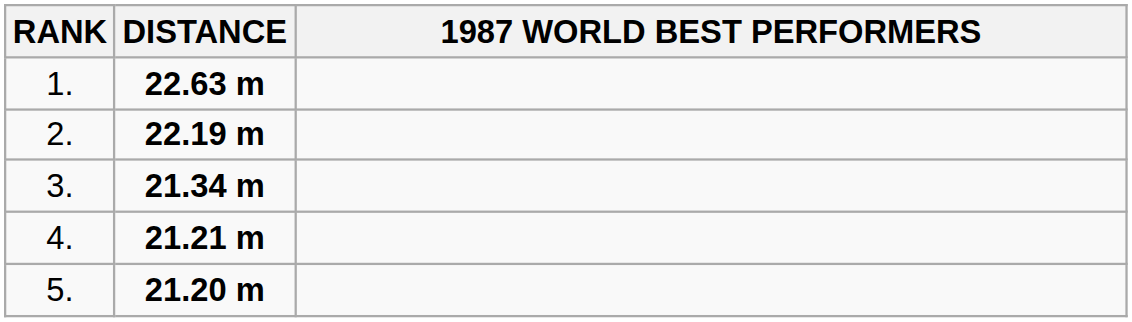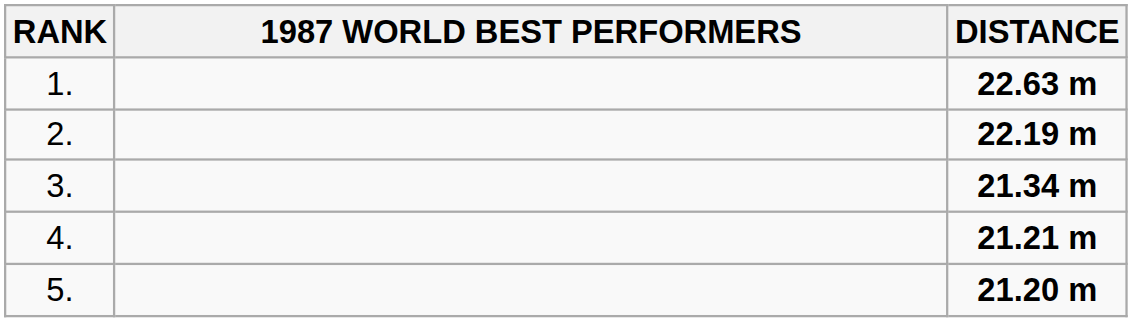columns swapped: (711, 31) <-> (205, 31)
